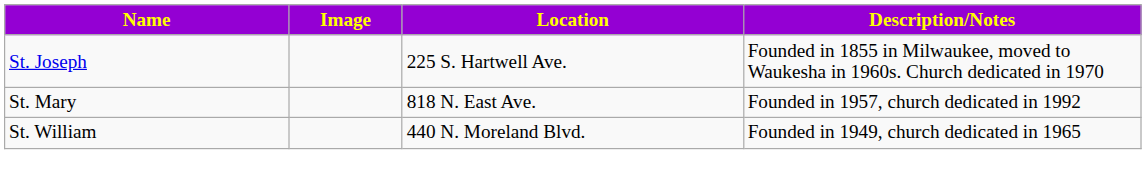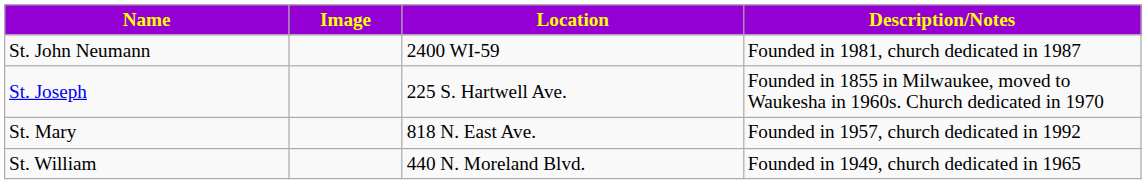+ row: (80, 50)
